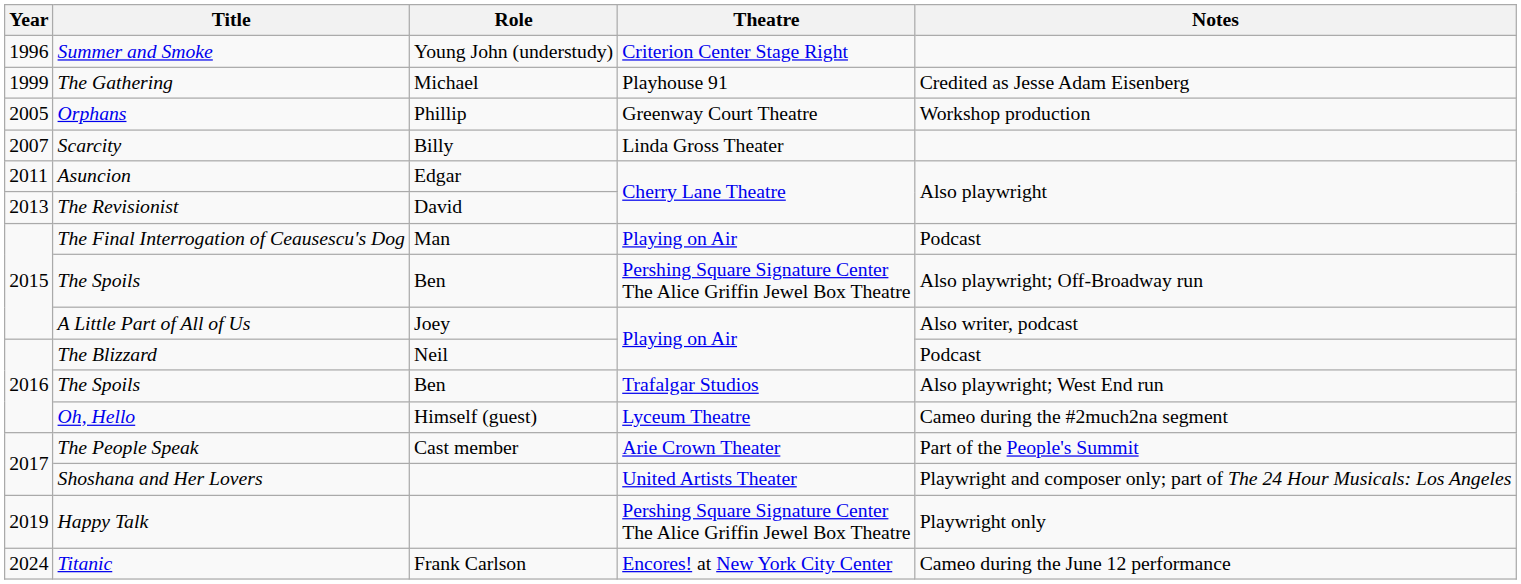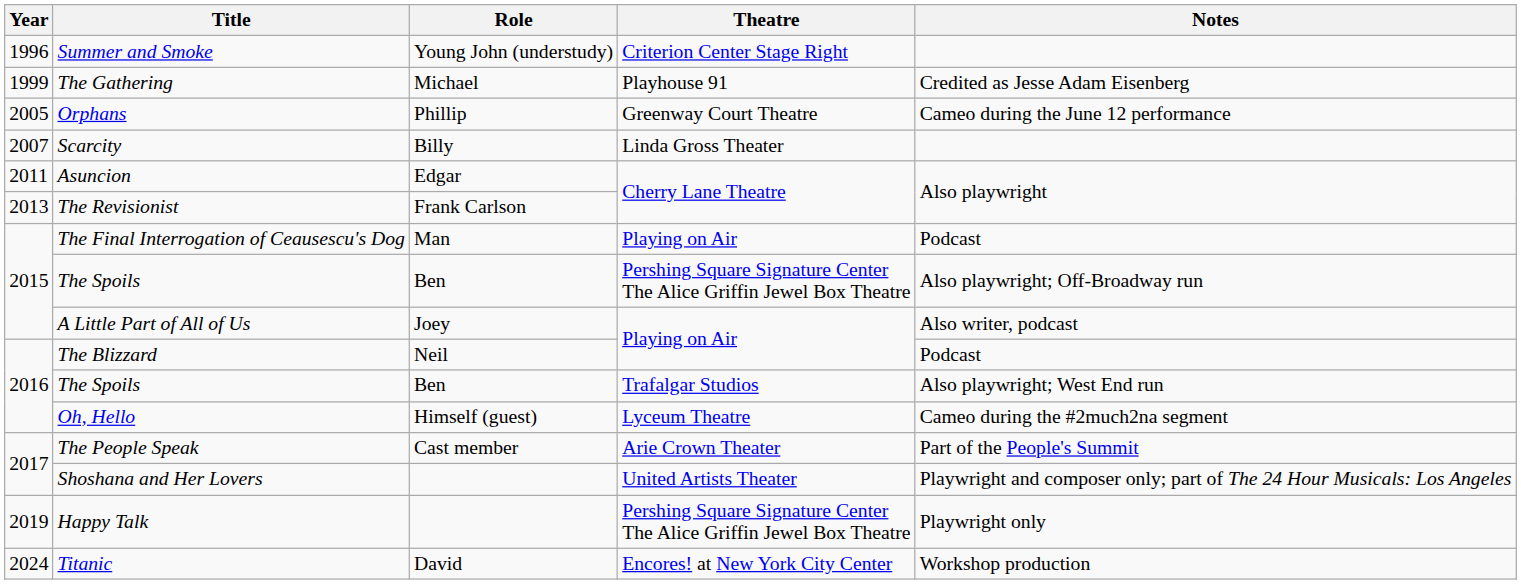(1005, 113) Workshop production -> (1075, 113) Cameo during the June 12 performance
(438, 207) David -> (470, 207) Frank Carlson
(470, 563) Frank Carlson -> (438, 563) David
(1075, 563) Cameo during the June 12 performance -> (1005, 563) Workshop production
